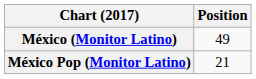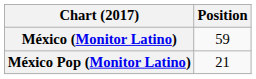(223, 39) 49 -> (223, 39) 59
